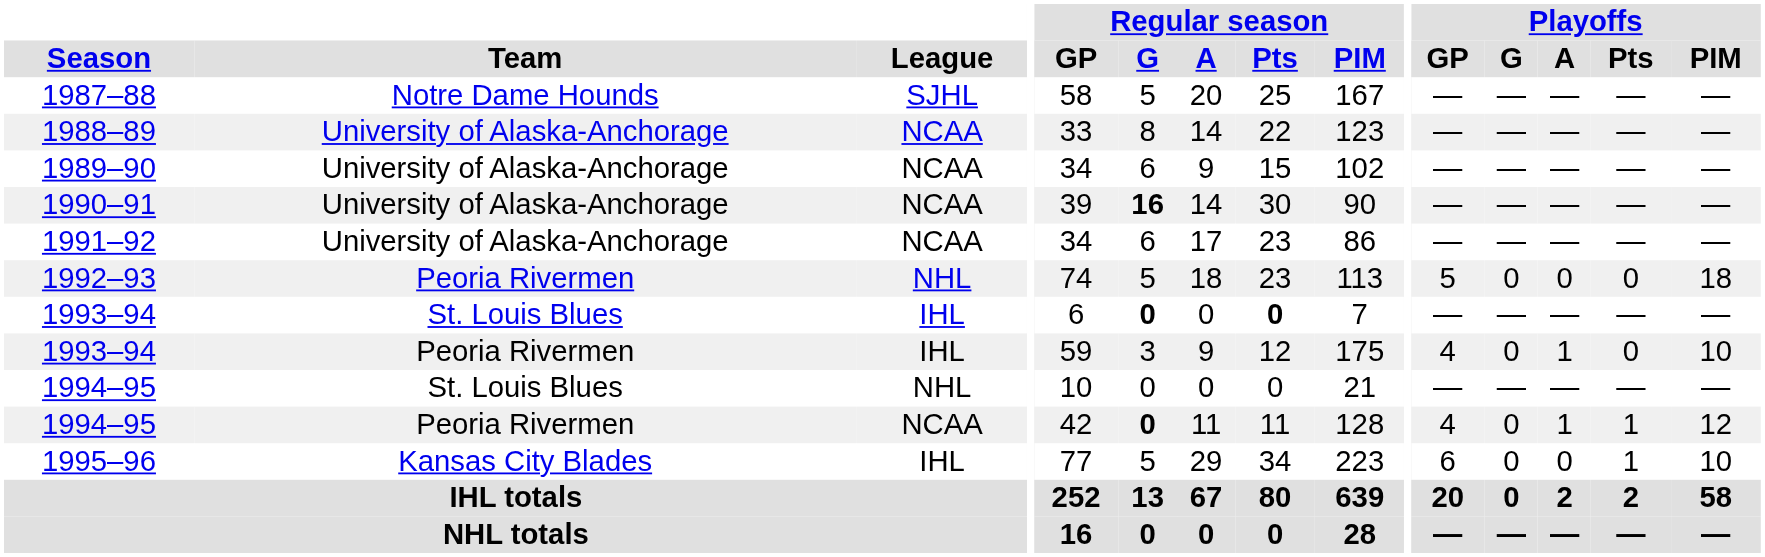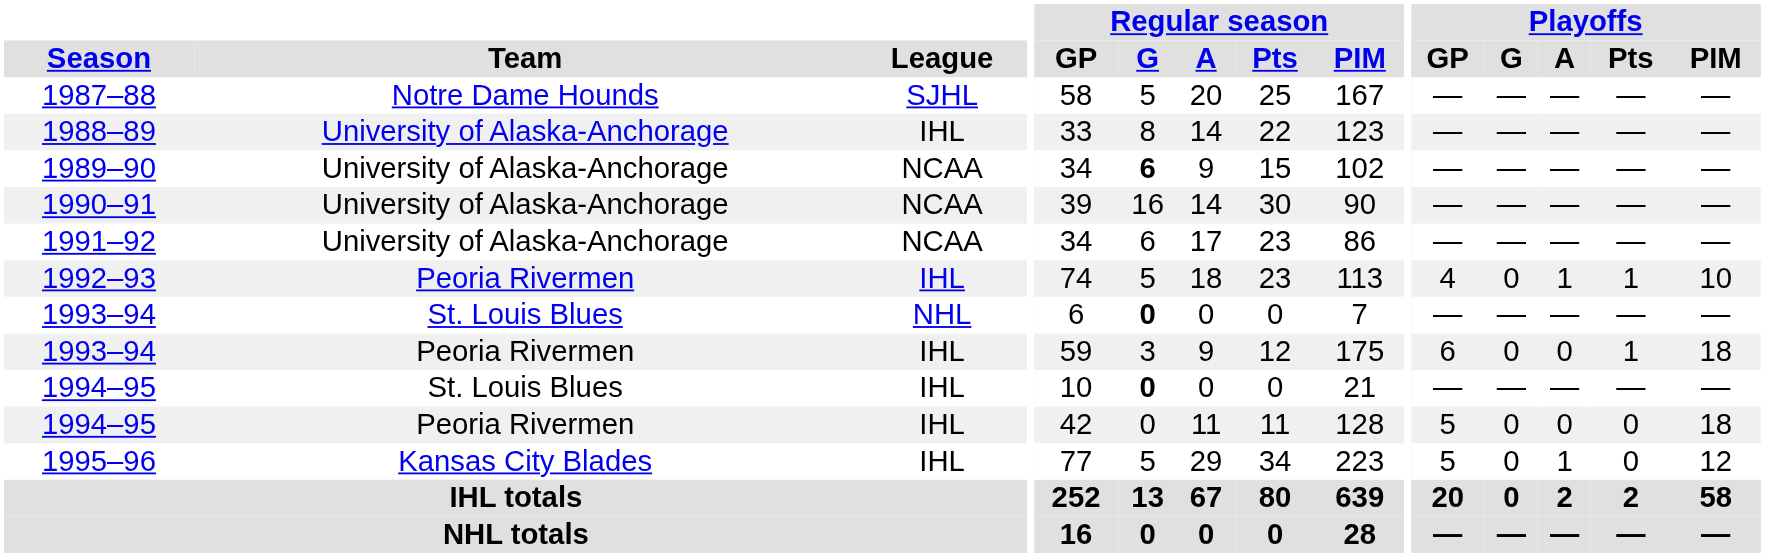(942, 131) NCAA -> (942, 131) IHL
(1148, 168) normal -> (1148, 168) bold
(1148, 204) bold -> (1148, 204) normal
(942, 278) NHL -> (942, 278) IHL
(1448, 278) 5 -> (1448, 278) 4
(1565, 278) 0 -> (1565, 278) 1
(1631, 278) 0 -> (1631, 278) 1
(1716, 278) 18 -> (1716, 278) 10
(942, 314) IHL -> (942, 314) NHL
(1275, 314) bold -> (1275, 314) normal
(1448, 351) 4 -> (1448, 351) 6
(1565, 351) 1 -> (1565, 351) 0
(1631, 351) 0 -> (1631, 351) 1
(1716, 351) 10 -> (1716, 351) 18
(942, 387) NHL -> (942, 387) IHL
(1148, 387) normal -> (1148, 387) bold
(942, 424) NCAA -> (942, 424) IHL
(1148, 424) bold -> (1148, 424) normal
(1448, 424) 4 -> (1448, 424) 5
(1565, 424) 1 -> (1565, 424) 0
(1631, 424) 1 -> (1631, 424) 0
(1716, 424) 12 -> (1716, 424) 18
(1448, 461) 6 -> (1448, 461) 5
(1565, 461) 0 -> (1565, 461) 1
(1631, 461) 1 -> (1631, 461) 0
(1716, 461) 10 -> (1716, 461) 12
